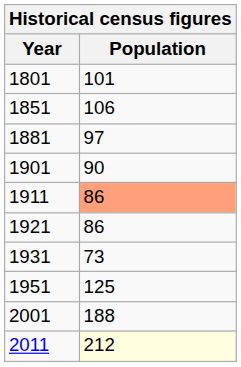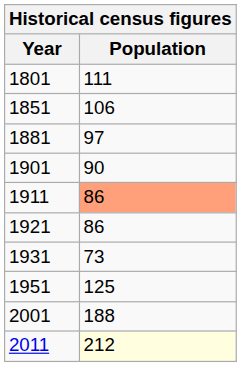(99, 78) 101 -> (98, 78) 111
